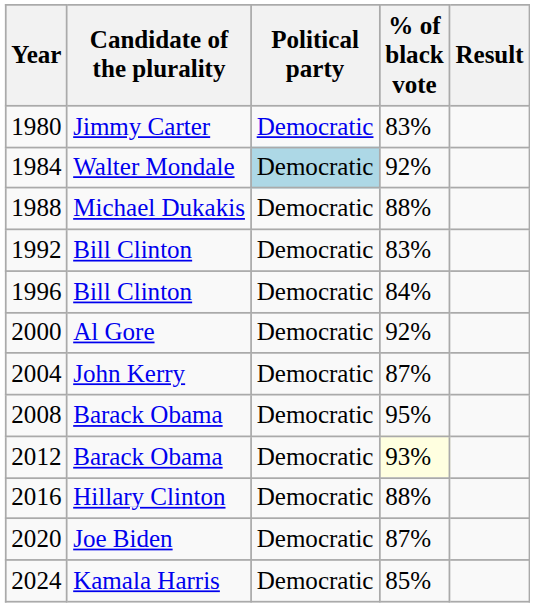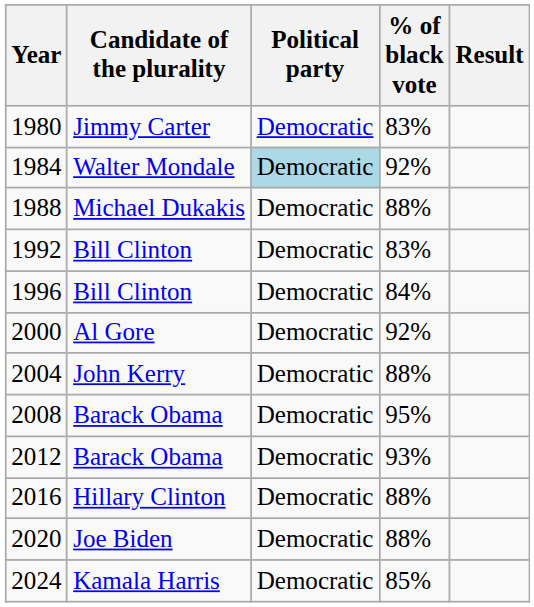(408, 373) 87% -> (408, 373) 88%
(408, 456) lightyellow background -> (408, 456) no background
(408, 538) 87% -> (408, 538) 88%
